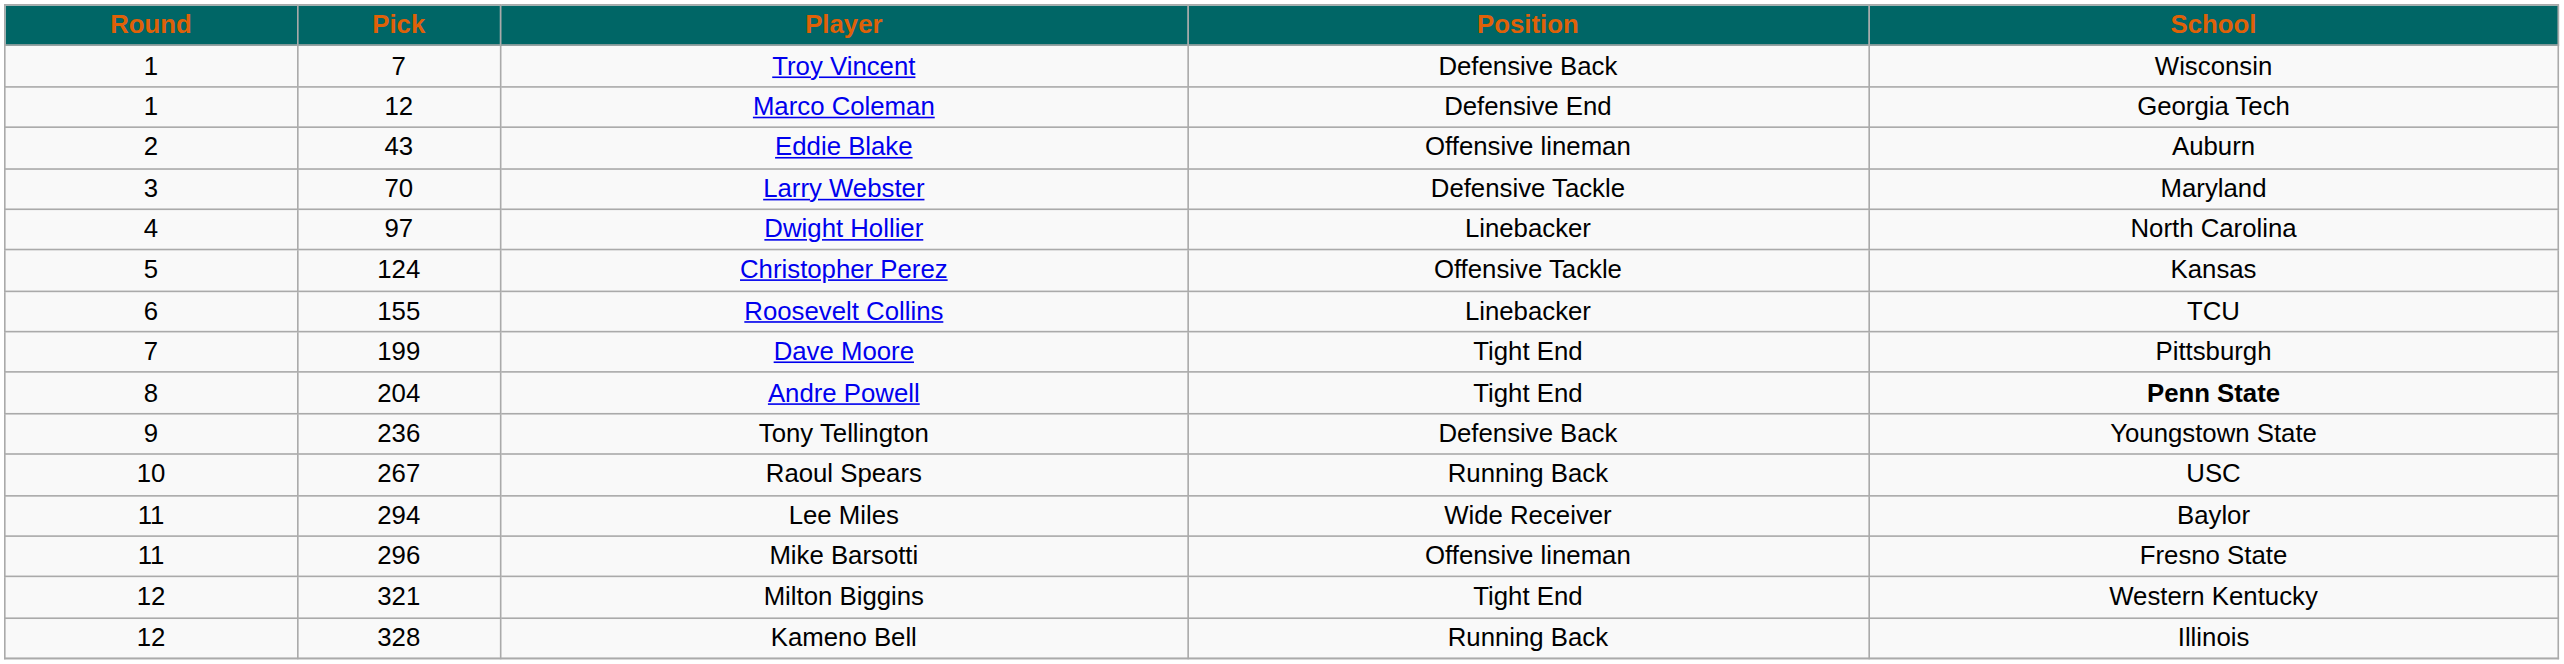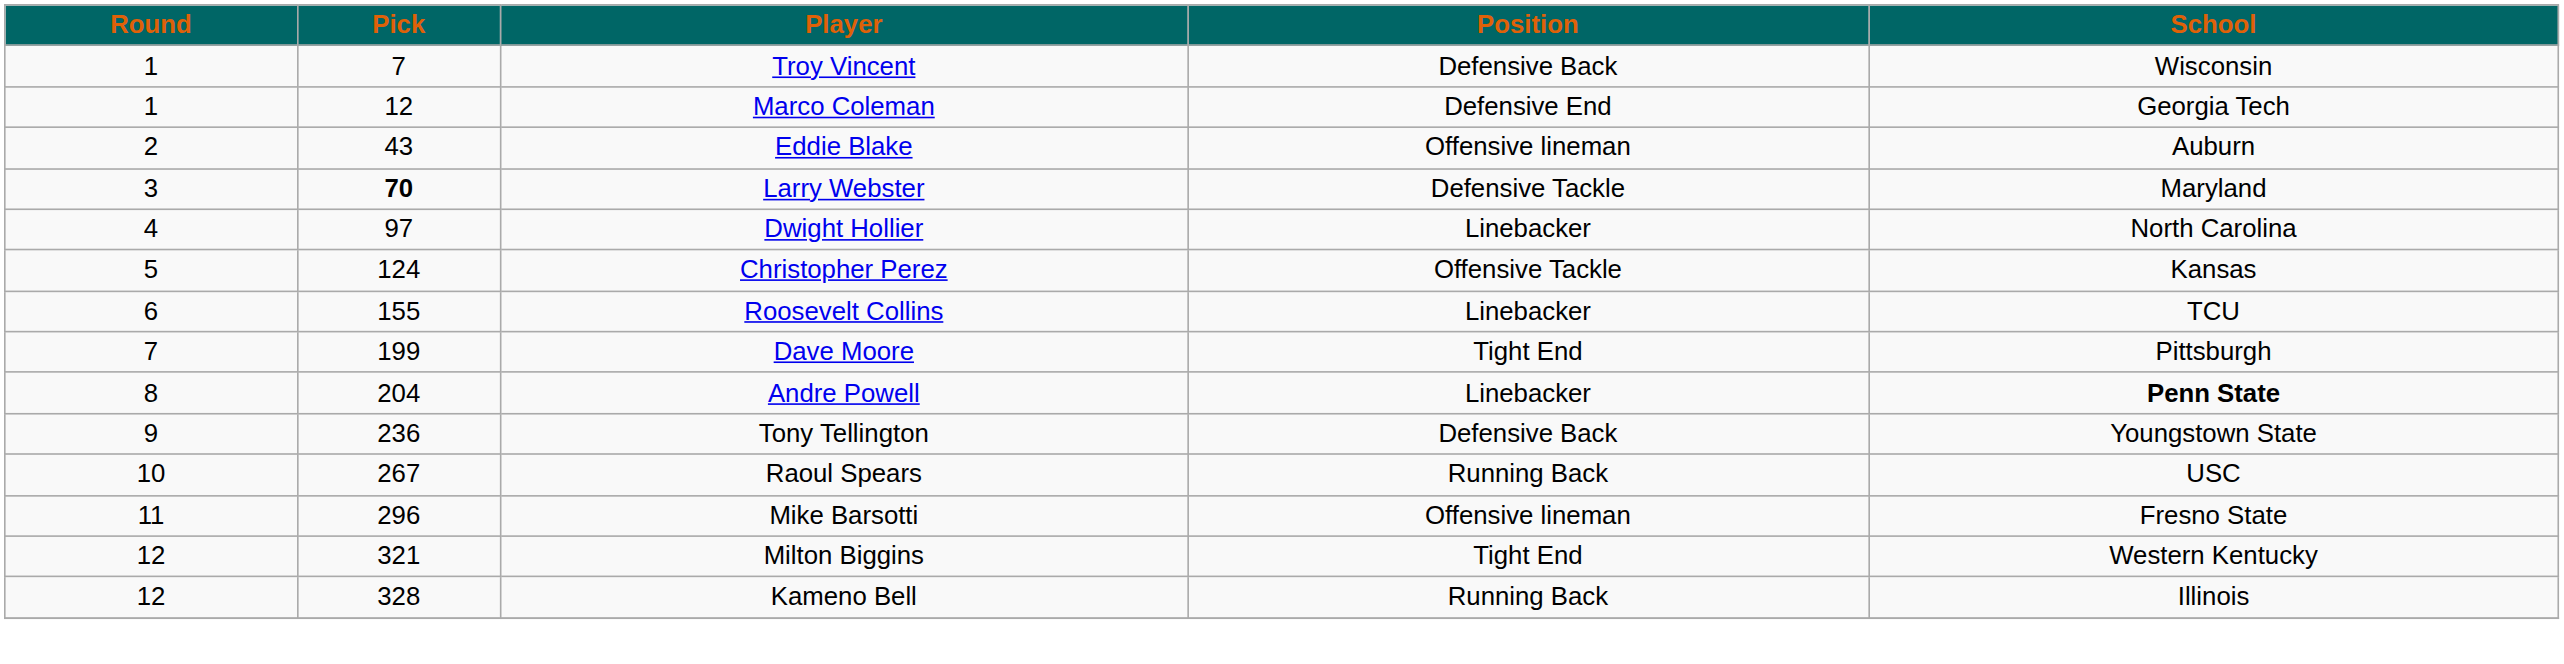(399, 188) normal -> (399, 188) bold
(1528, 392) Tight End -> (1528, 392) Linebacker
- row: (844, 515)
